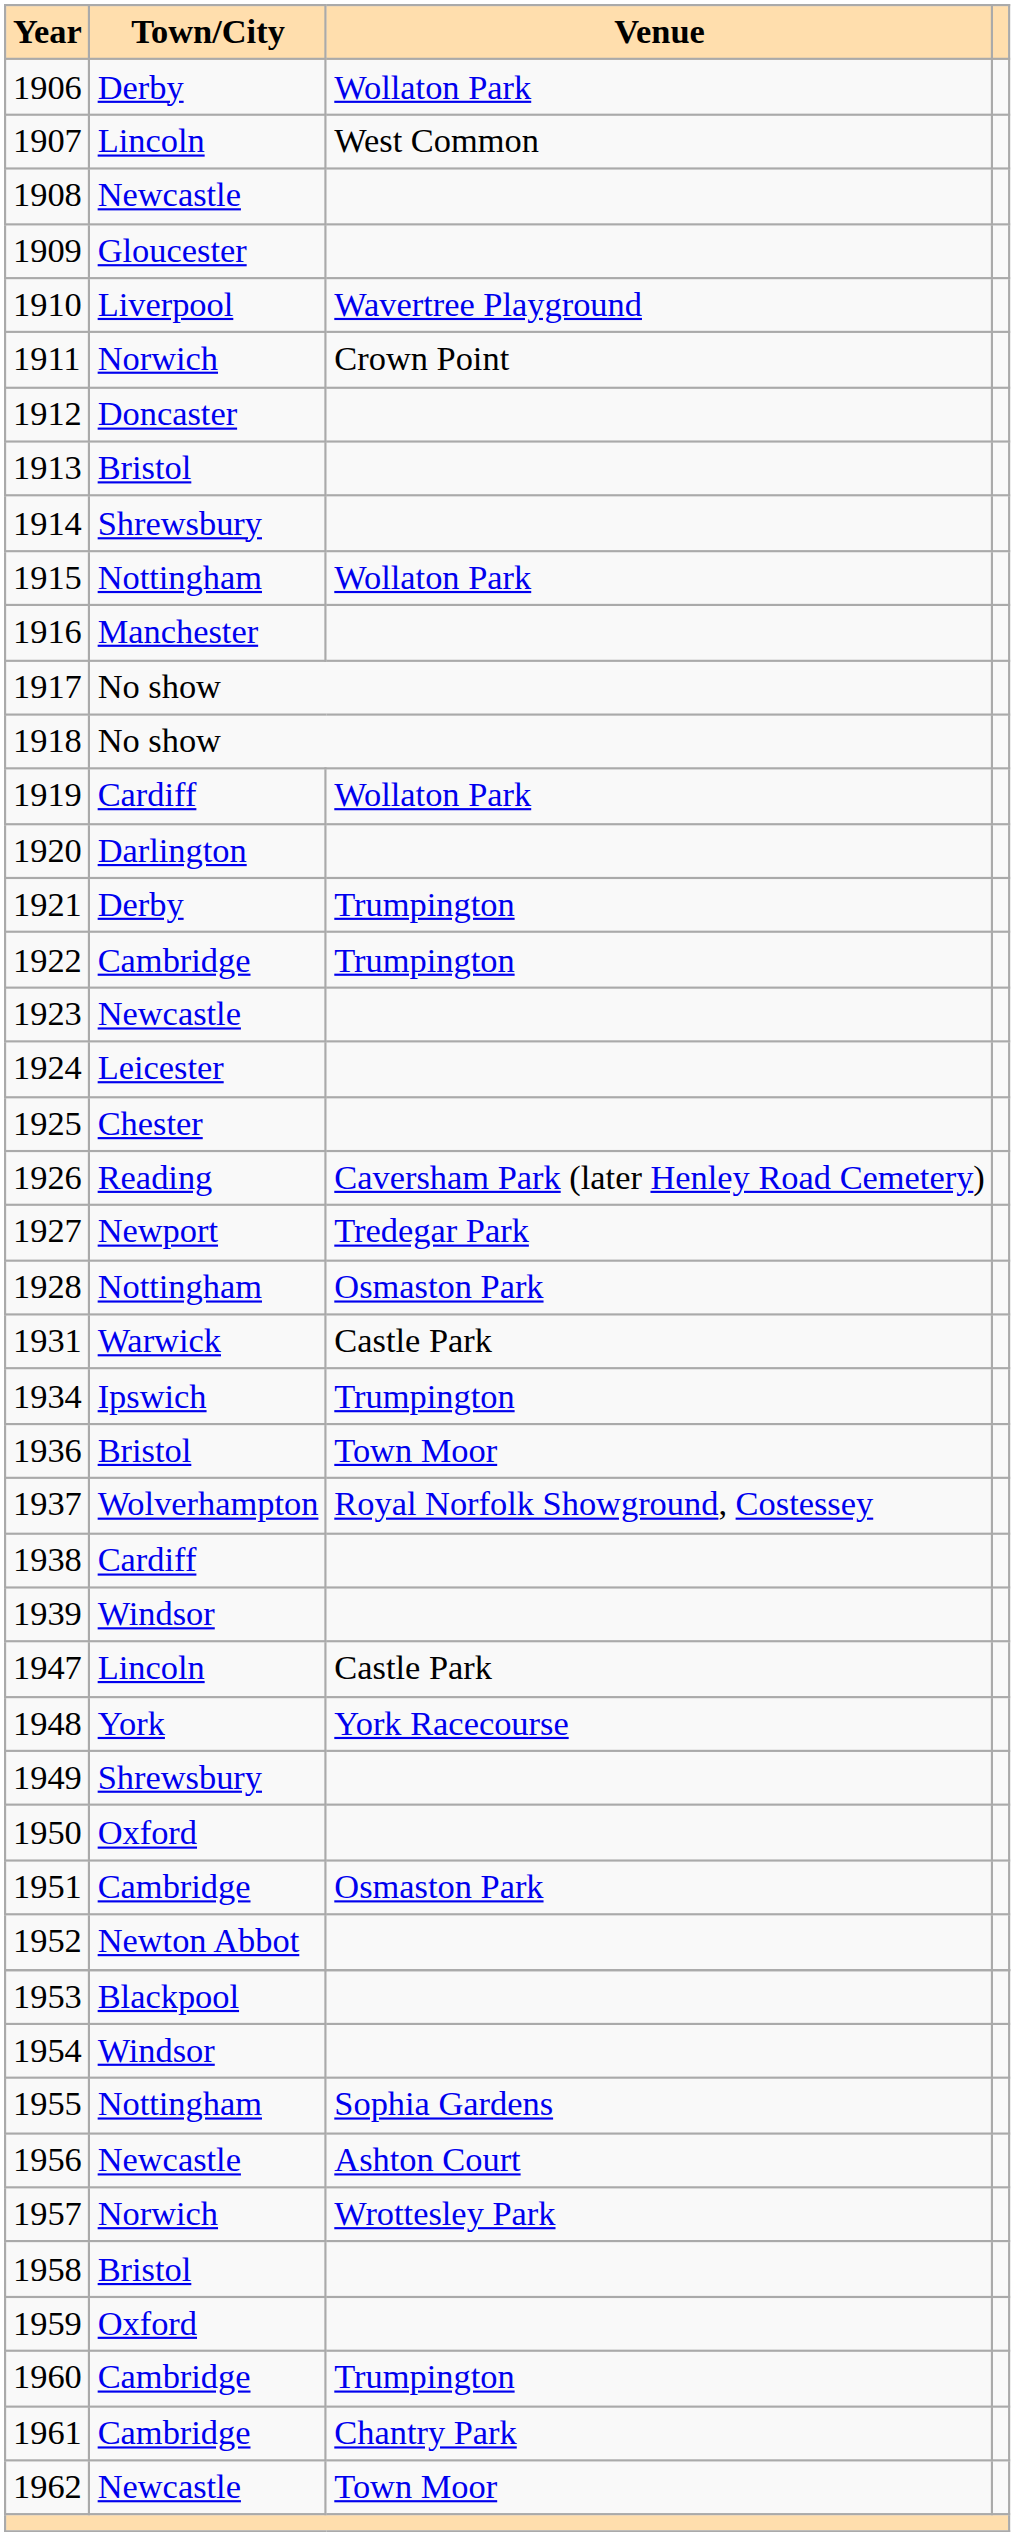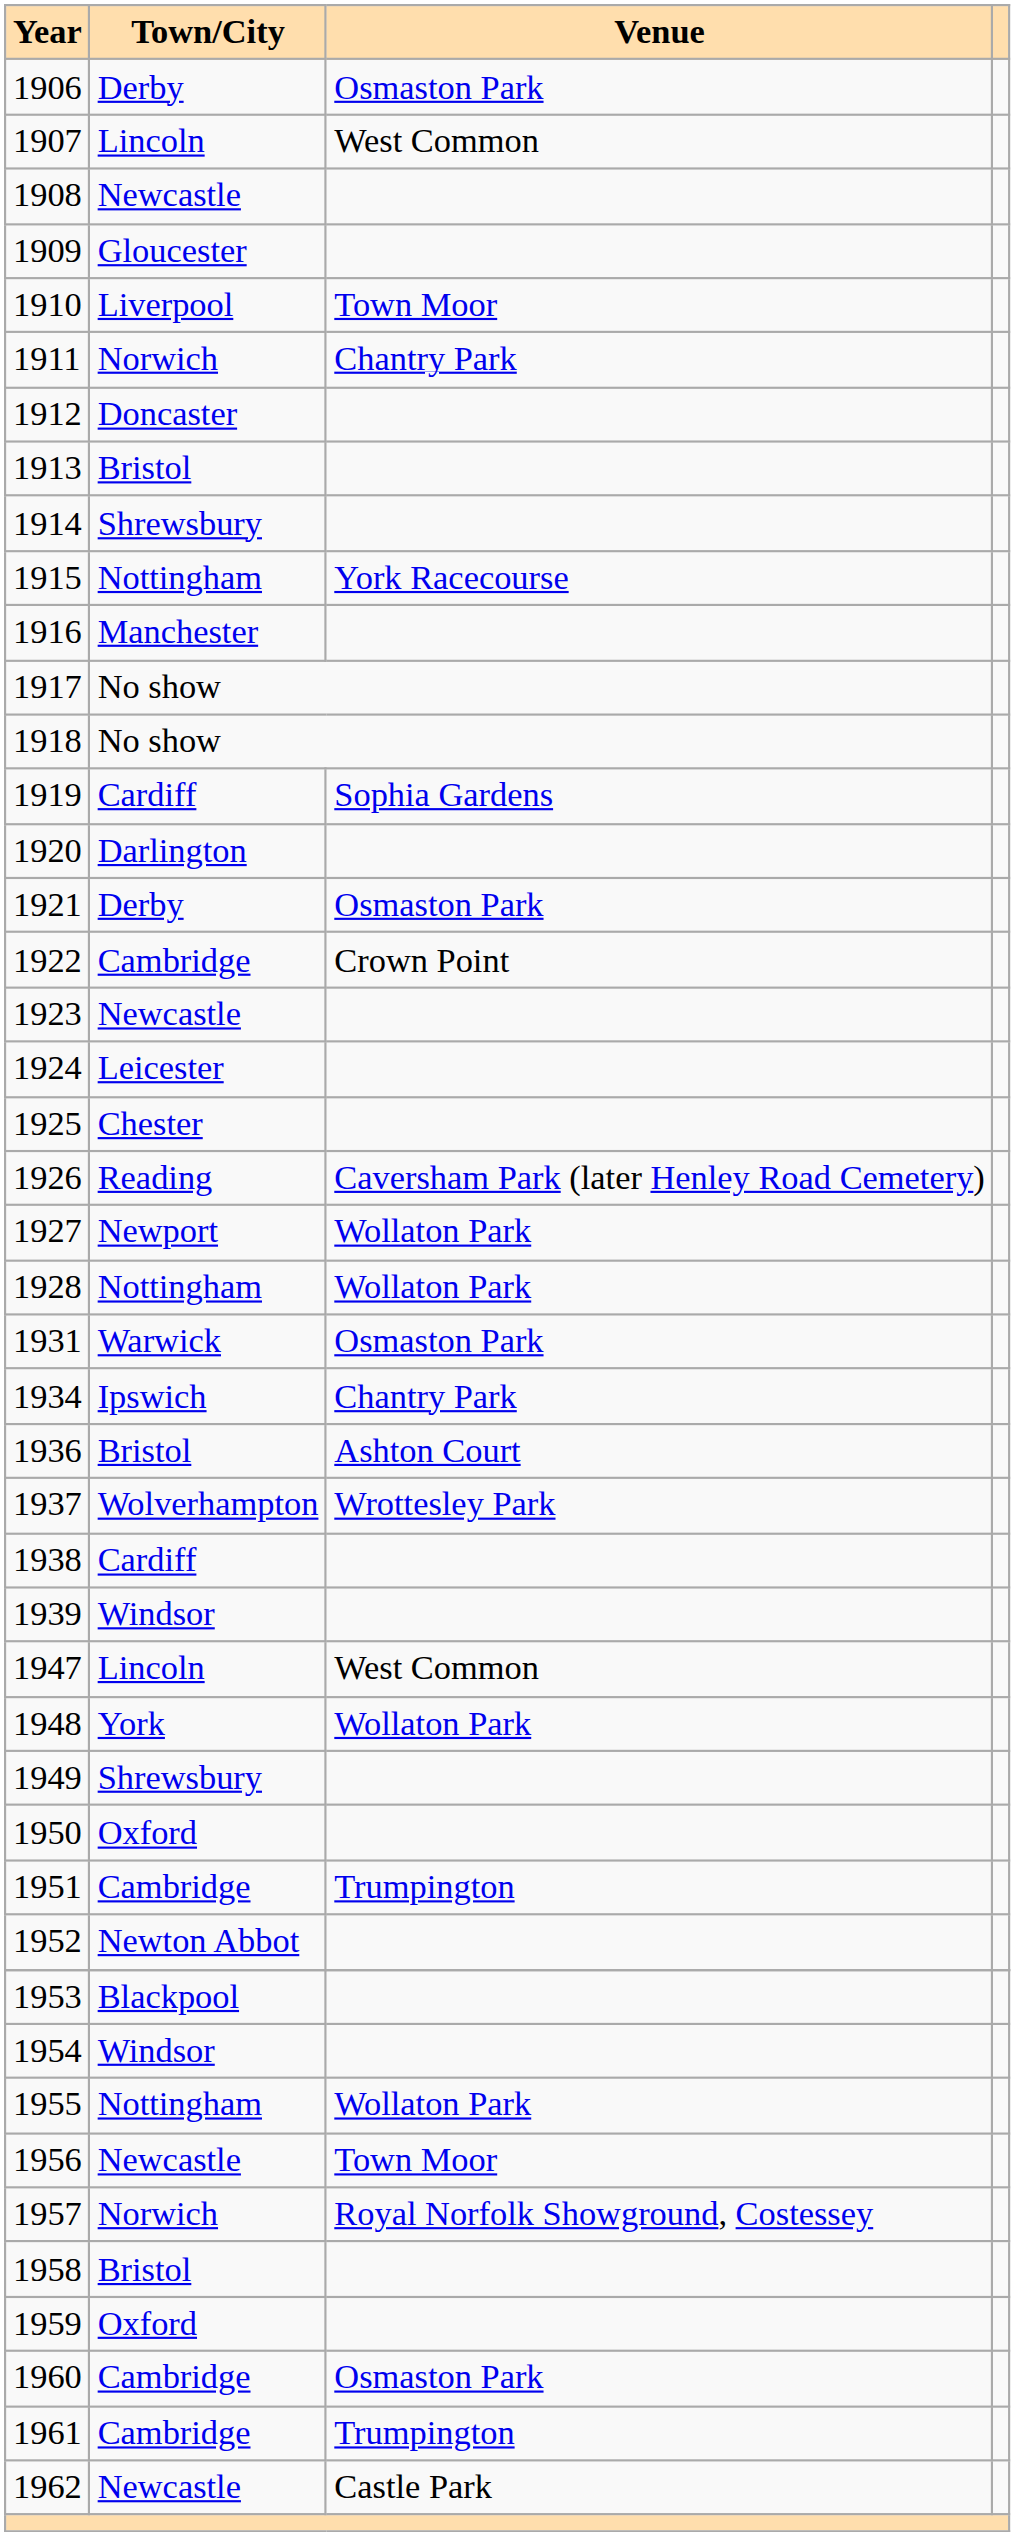(433, 86) Wollaton Park -> (439, 86) Osmaston Park
(488, 304) Wavertree Playground -> (416, 304) Town Moor
(422, 359) Crown Point -> (426, 359) Chantry Park
(433, 577) Wollaton Park -> (451, 577) York Racecourse
(433, 795) Wollaton Park -> (444, 795) Sophia Gardens
(424, 904) Trumpington -> (439, 904) Osmaston Park
(424, 959) Trumpington -> (422, 959) Crown Point
(432, 1232) Tredegar Park -> (433, 1232) Wollaton Park
(439, 1286) Osmaston Park -> (433, 1286) Wollaton Park
(413, 1341) Castle Park -> (439, 1341) Osmaston Park
(424, 1395) Trumpington -> (426, 1395) Chantry Park
(416, 1450) Town Moor -> (427, 1450) Ashton Court
(604, 1504) Royal Norfolk Showground, Costessey -> (445, 1504) Wrottesley Park
(413, 1668) Castle Park -> (437, 1668) West Common
(451, 1723) York Racecourse -> (433, 1723) Wollaton Park
(439, 1886) Osmaston Park -> (424, 1886) Trumpington
(444, 2104) Sophia Gardens -> (433, 2104) Wollaton Park
(427, 2159) Ashton Court -> (416, 2159) Town Moor
(445, 2214) Wrottesley Park -> (604, 2214) Royal Norfolk Showground, Costessey
(424, 2377) Trumpington -> (439, 2377) Osmaston Park
(426, 2432) Chantry Park -> (424, 2432) Trumpington
(416, 2486) Town Moor -> (413, 2486) Castle Park
